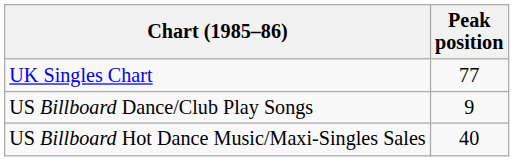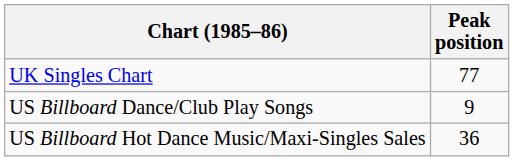(469, 139) 40 -> (469, 139) 36
